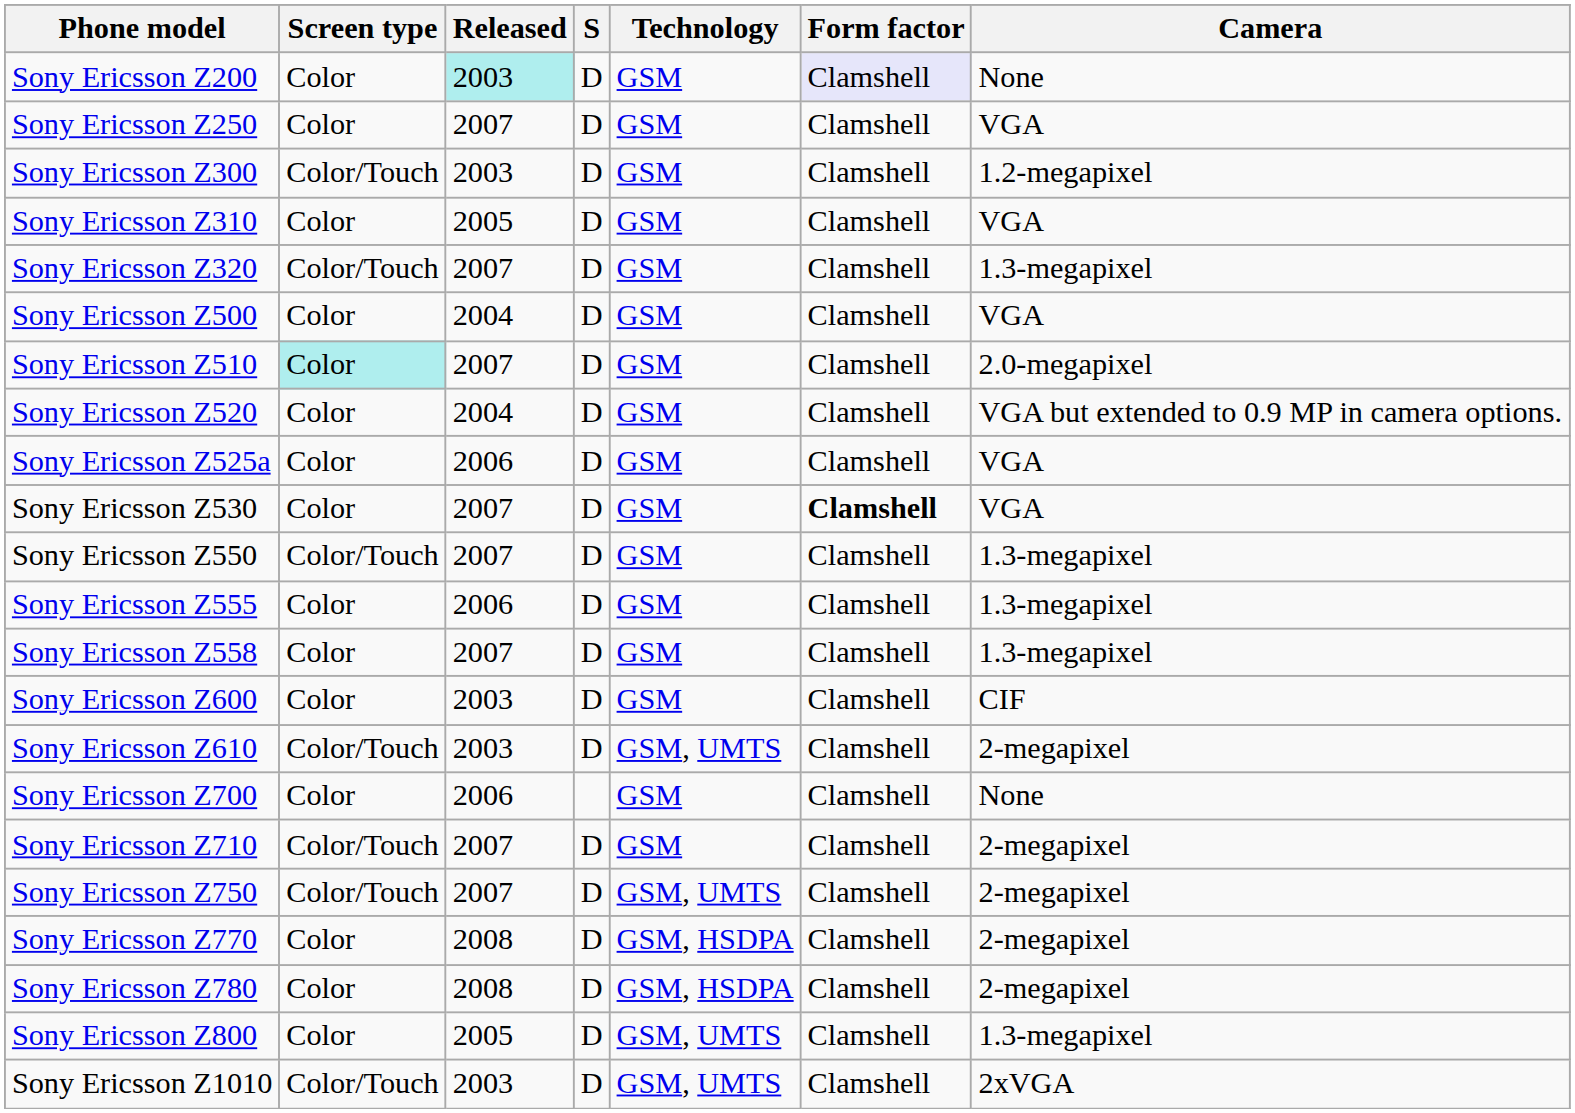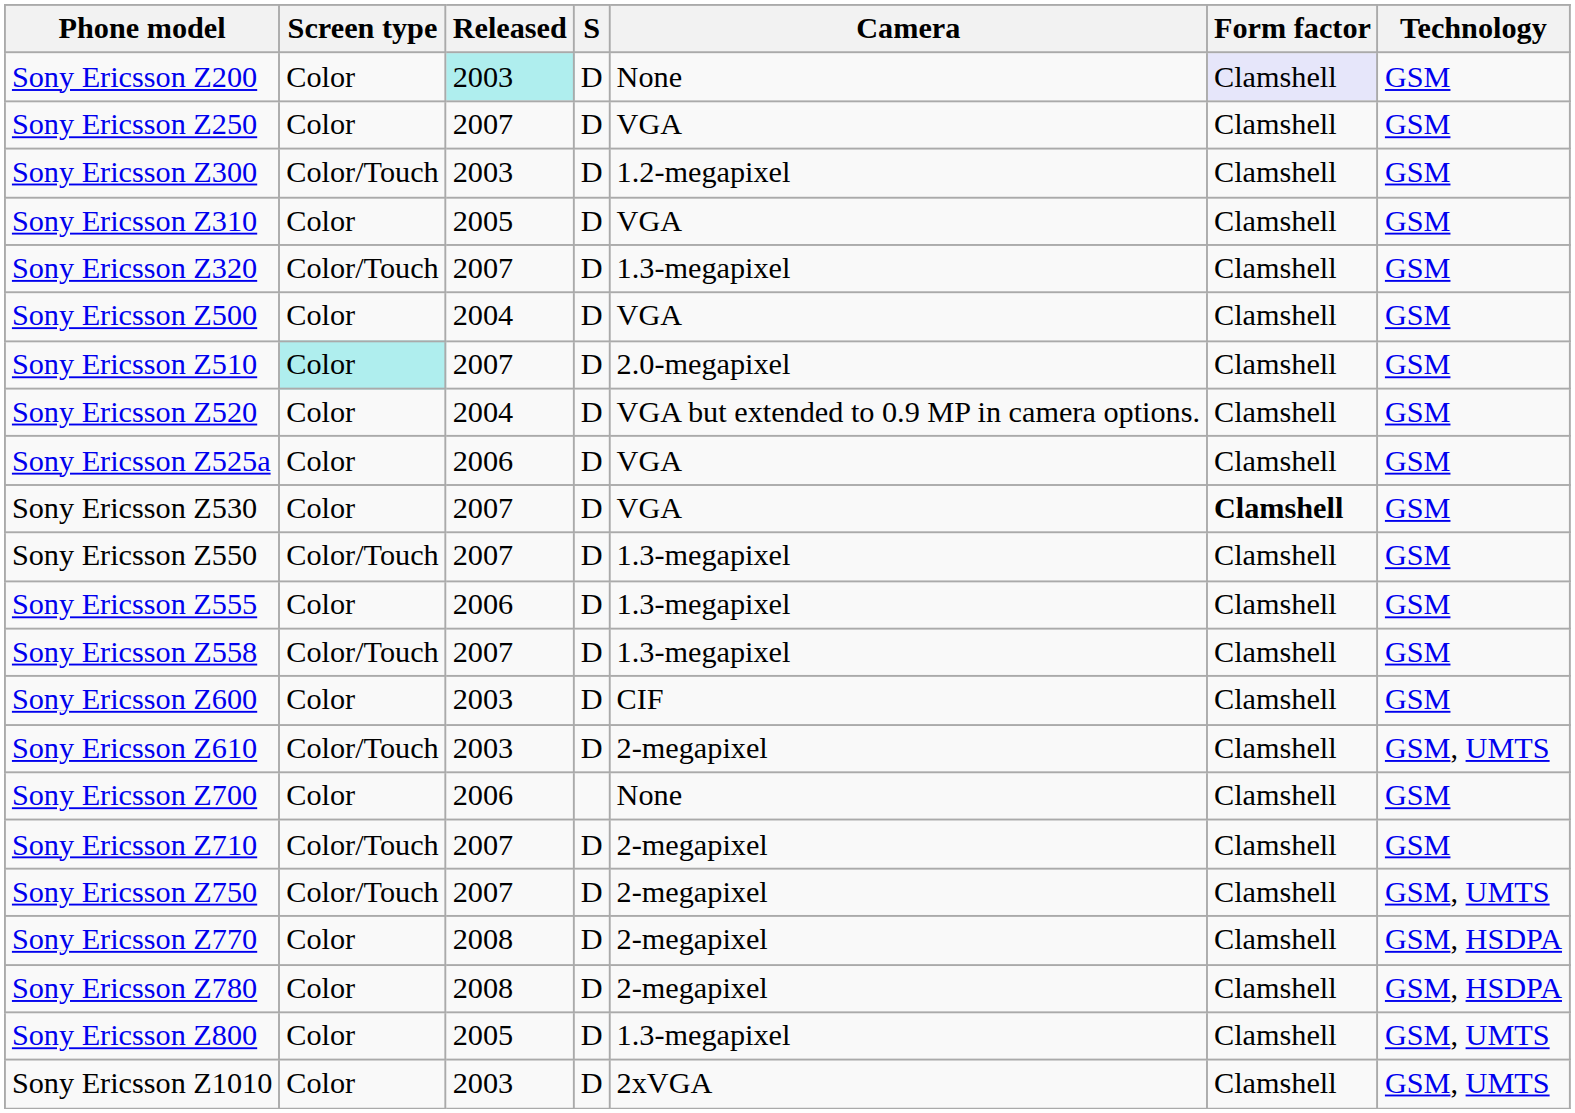columns swapped: (705, 28) <-> (1270, 28)
(321, 651) Color -> (362, 651) Color/Touch
(362, 1083) Color/Touch -> (321, 1083) Color
